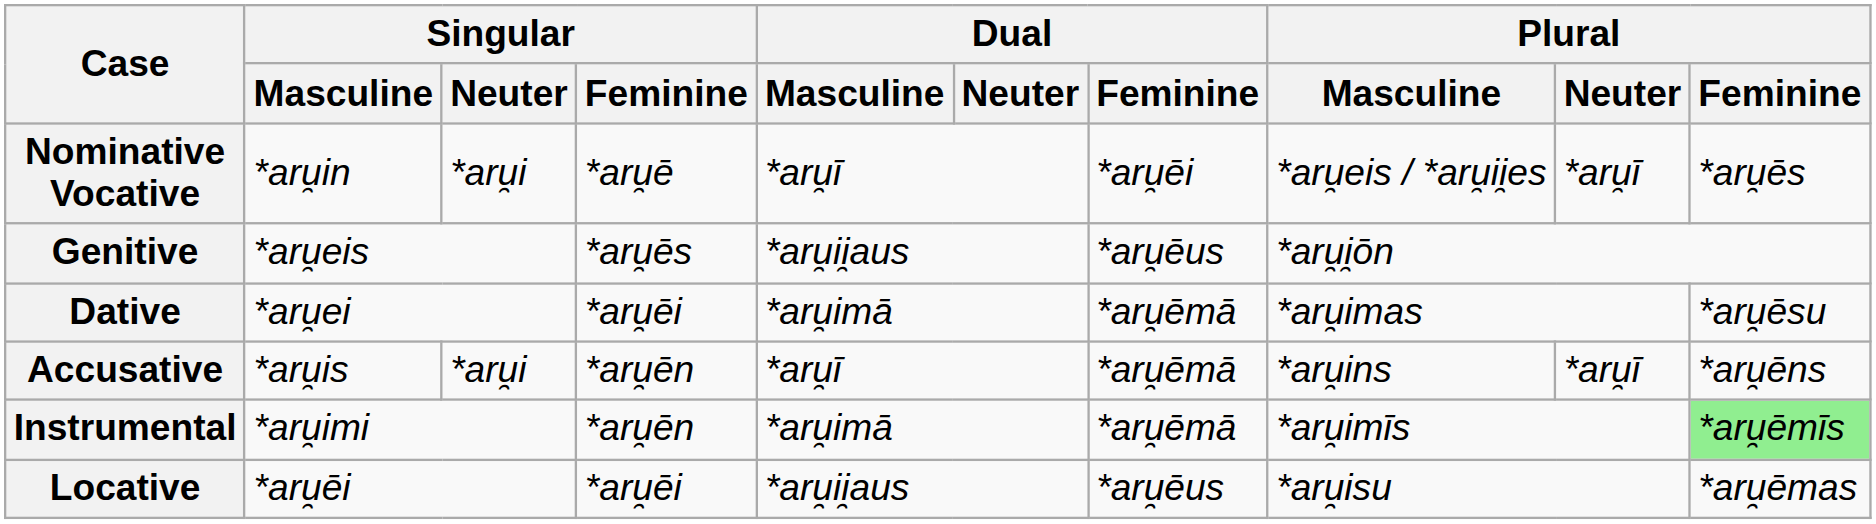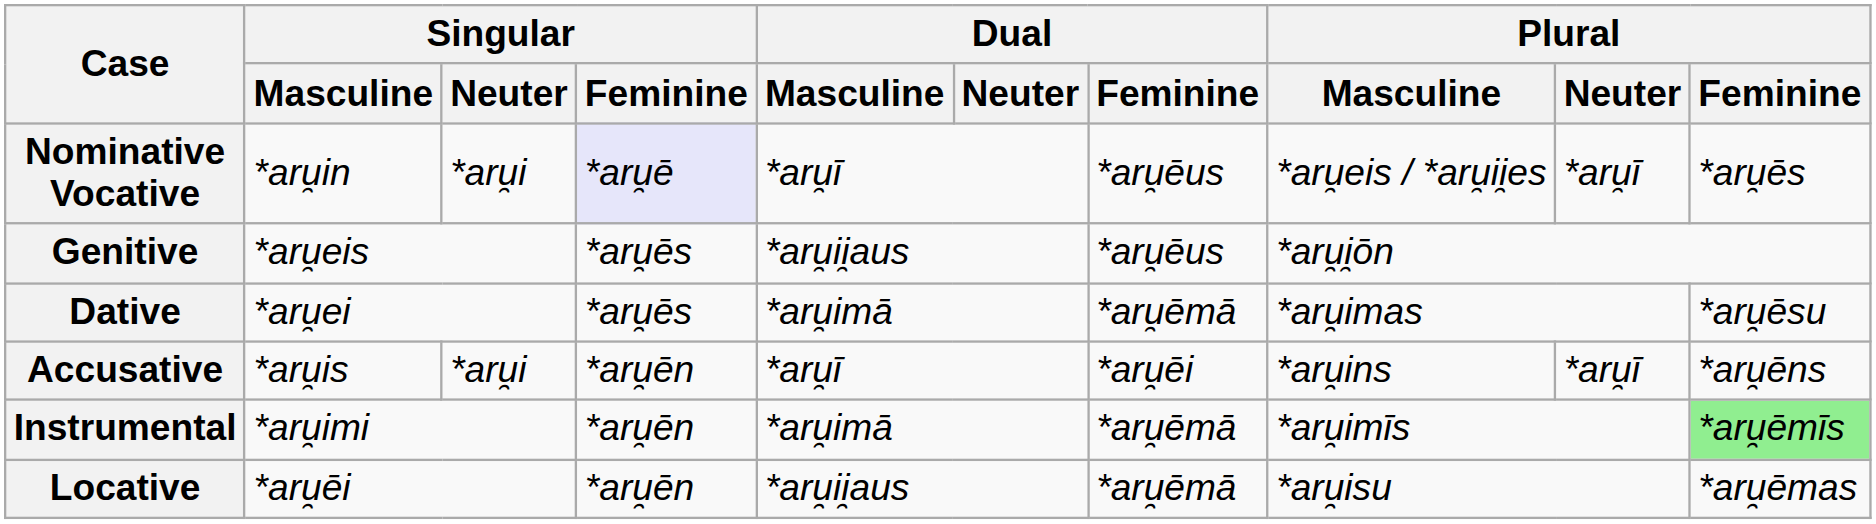(629, 172) no background -> (629, 172) lavender background
(1145, 172) *aru̯ēi -> (1160, 172) *aru̯ēus
(633, 311) *aru̯ēi -> (639, 311) *aru̯ēs
(1166, 370) *aru̯ēmā -> (1145, 370) *aru̯ēi
(633, 487) *aru̯ēi -> (640, 487) *aru̯ēn
(1160, 487) *aru̯ēus -> (1166, 487) *aru̯ēmā
